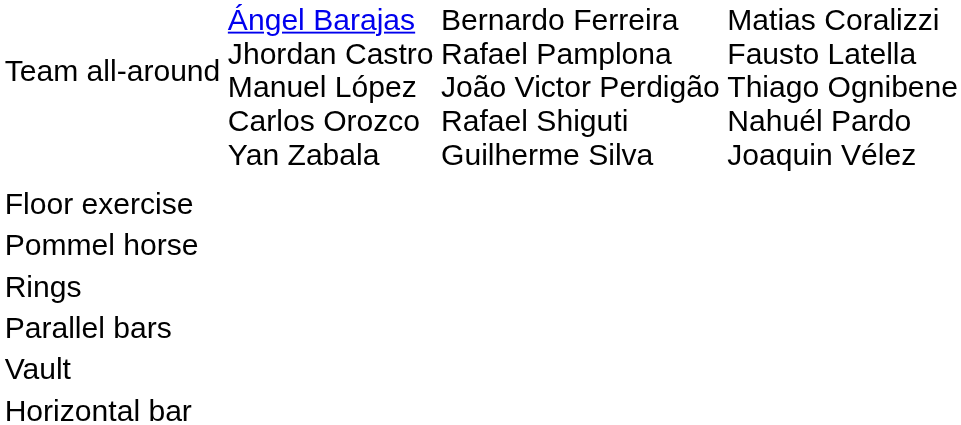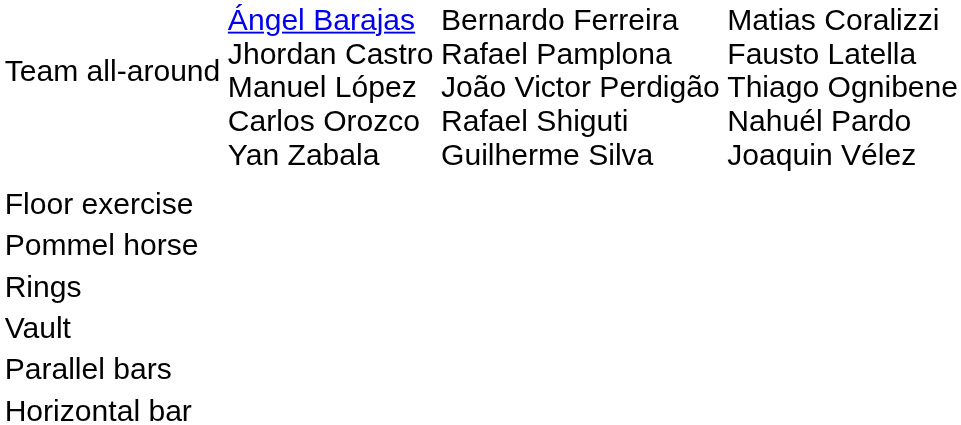rows swapped: (38, 369) <-> (88, 328)
